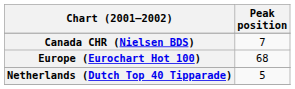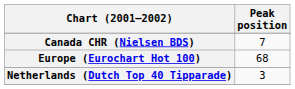(262, 76) 5 -> (262, 76) 3
